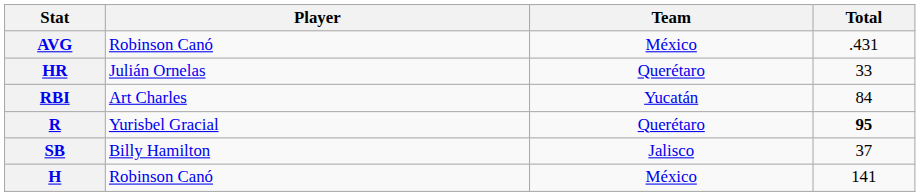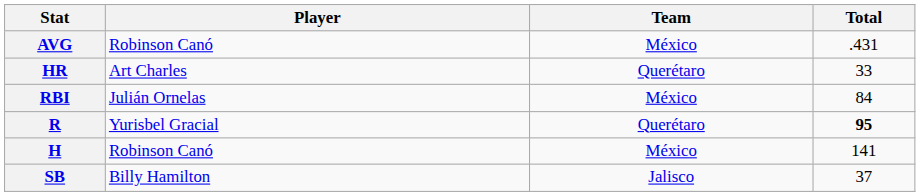(157, 71) Julián Ornelas -> (148, 71) Art Charles
(148, 97) Art Charles -> (157, 97) Julián Ornelas
(671, 97) Yucatán -> (671, 97) México
rows swapped: (55, 177) <-> (55, 151)
